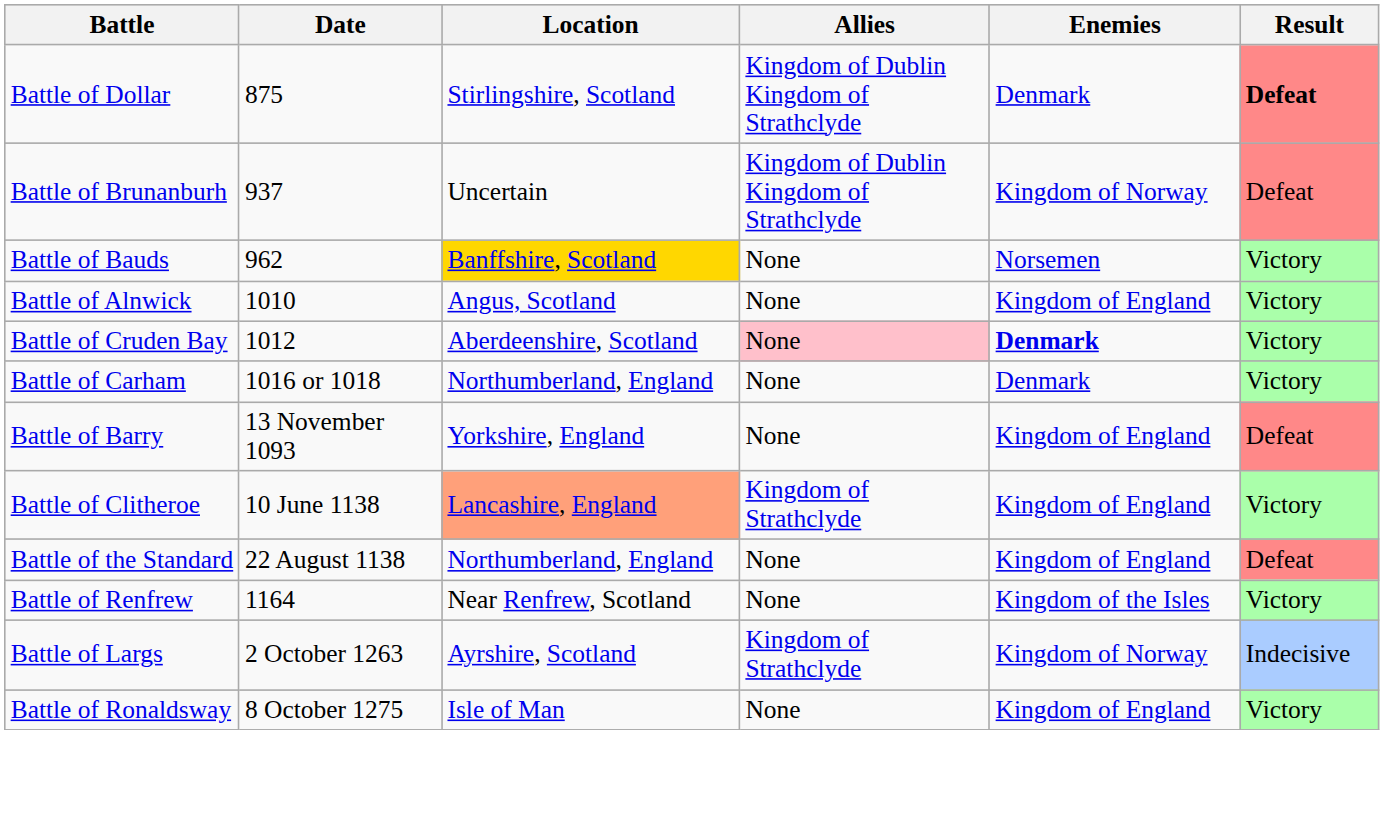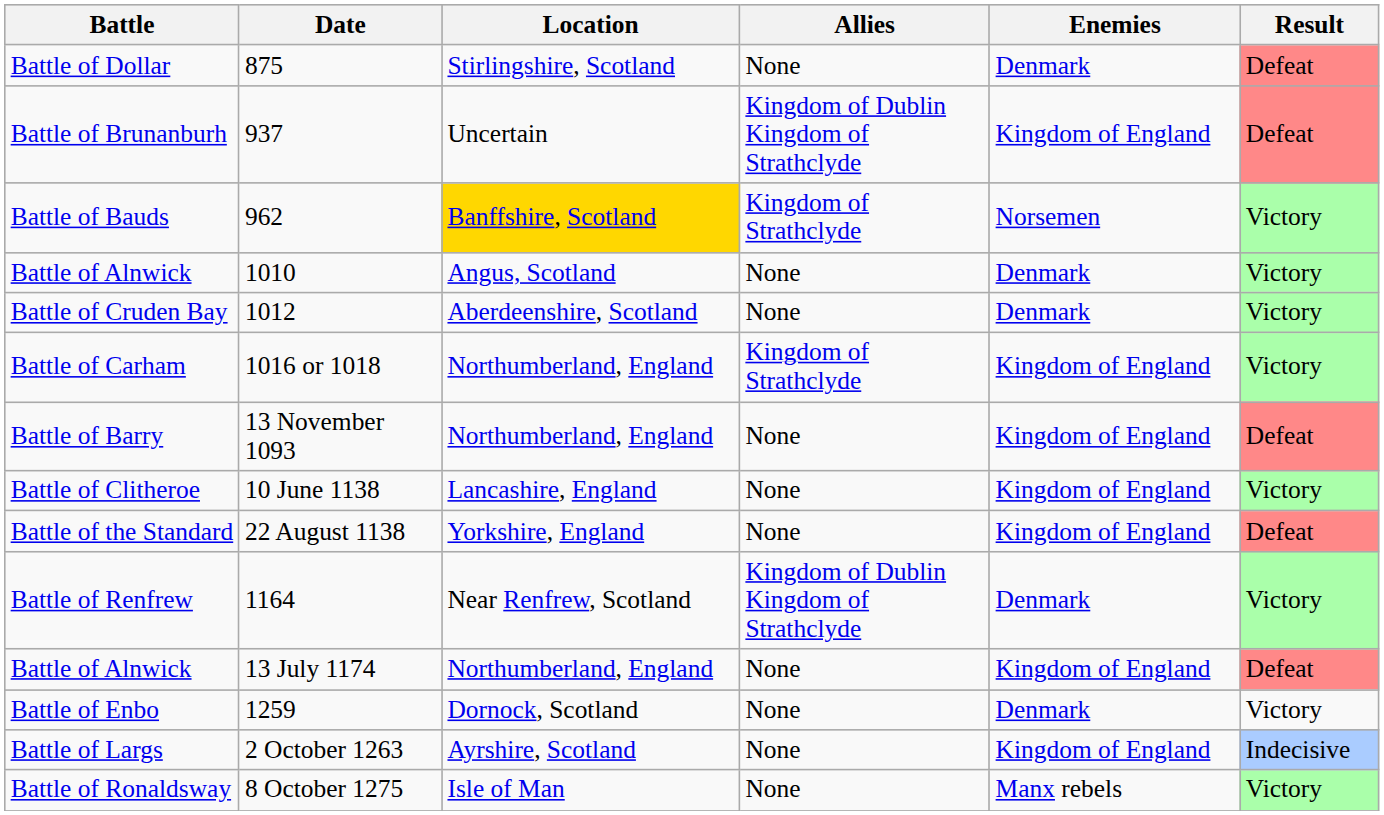(846, 93) Kingdom of Dublin Kingdom of Strathclyde -> (773, 65) None
(1281, 93) bold -> (1280, 65) normal
(1102, 191) Kingdom of Norway -> (1103, 133) Kingdom of England
(773, 260) None -> (807, 217) Kingdom of Strathclyde
(1103, 300) Kingdom of England -> (1043, 271) Denmark
(773, 340) pink background -> (773, 312) no background
(1047, 340) bold -> (1043, 312) normal
(773, 381) None -> (807, 366) Kingdom of Strathclyde
(1043, 381) Denmark -> (1103, 366) Kingdom of England
(546, 435) Yorkshire, England -> (580, 435) Northumberland, England
(552, 504) lightsalmon background -> (552, 490) no background
(807, 504) Kingdom of Strathclyde -> (773, 490) None
(580, 559) Northumberland, England -> (546, 530) Yorkshire, England
(773, 599) None -> (846, 599) Kingdom of Dublin Kingdom of Strathclyde
(1103, 599) Kingdom of the Isles -> (1043, 599) Denmark
+ row: (310, 668)
+ row: (270, 709)
(807, 654) Kingdom of Strathclyde -> (773, 749) None
(1102, 654) Kingdom of Norway -> (1103, 749) Kingdom of England
(1103, 709) Kingdom of England -> (1059, 789) Manx rebels
